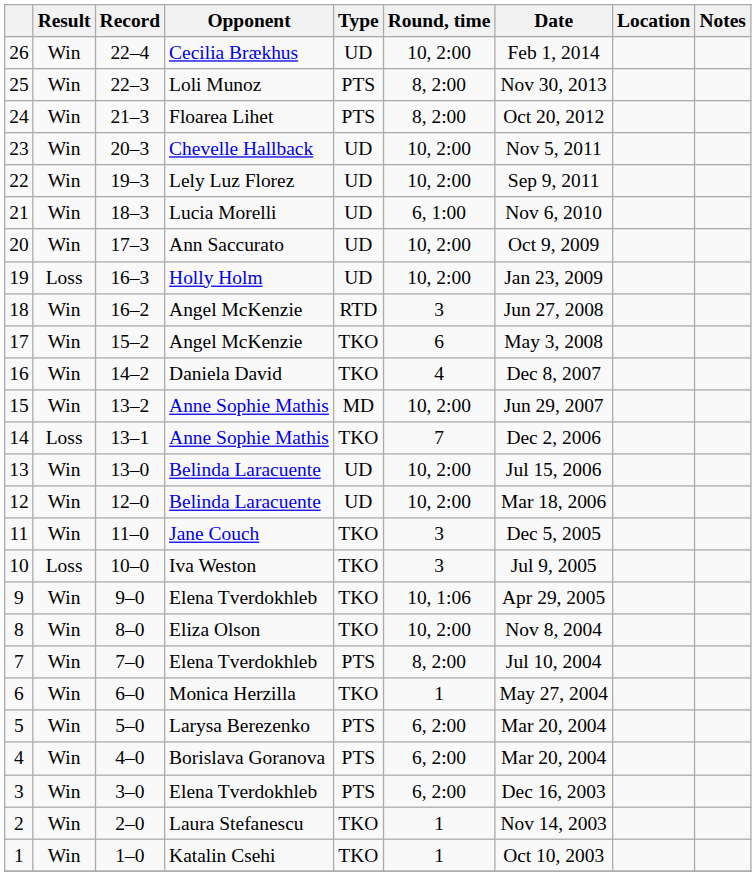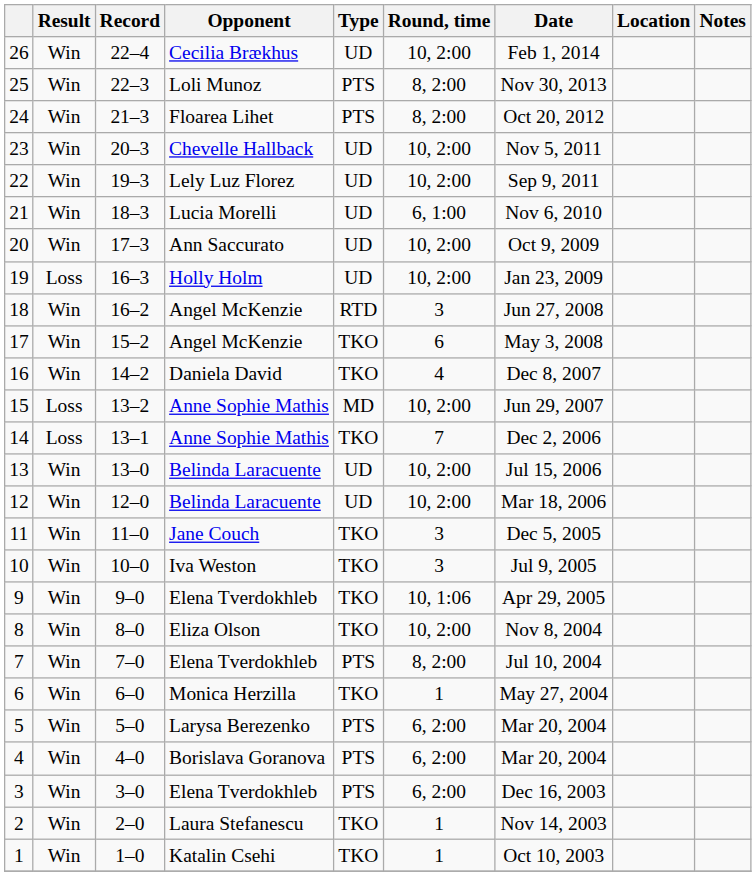(64, 405) Win -> (64, 405) Loss
(64, 566) Loss -> (64, 566) Win
